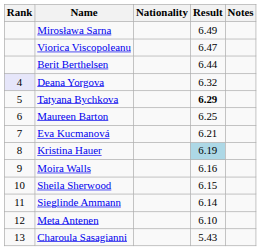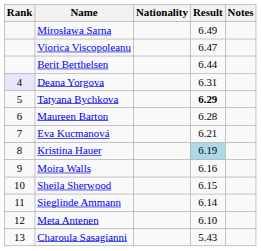(208, 82) 6.32 -> (208, 82) 6.31
(208, 116) 6.25 -> (208, 116) 6.28
